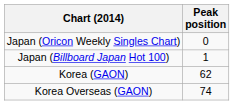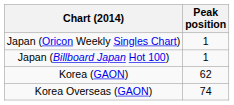(206, 41) 0 -> (206, 41) 1
